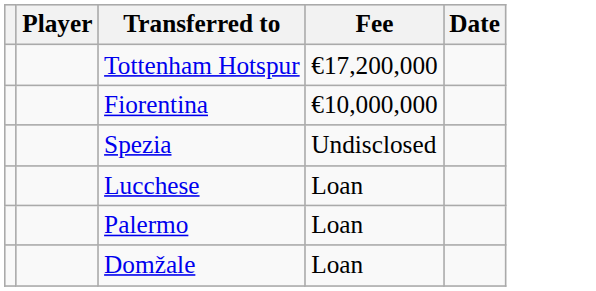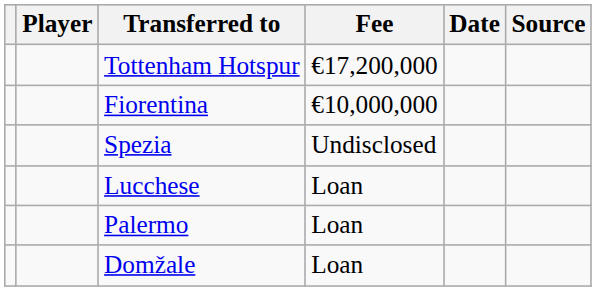+ column: (549, 24)
